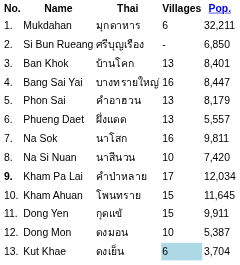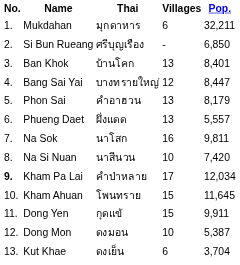(168, 82) 16 -> (168, 82) 12
(165, 251) lightblue background -> (165, 251) no background
